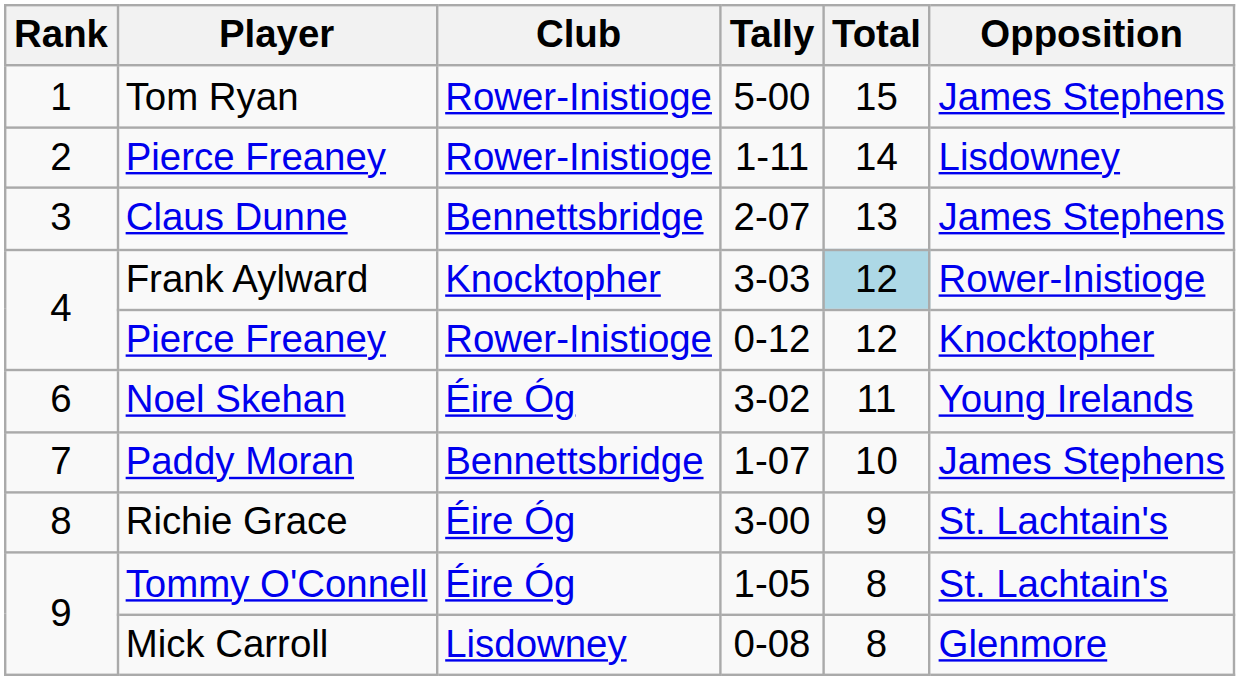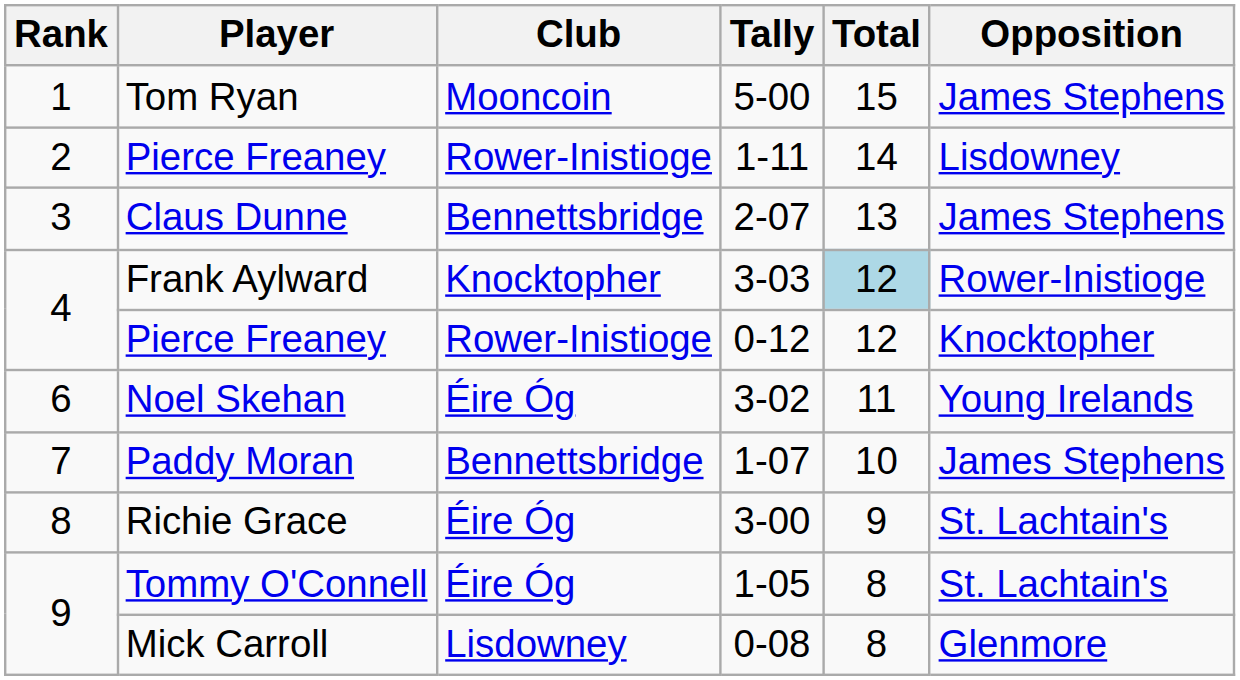(579, 95) Rower-Inistioge -> (528, 95) Mooncoin
